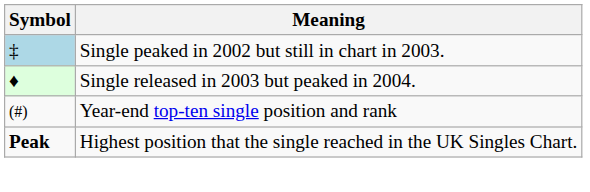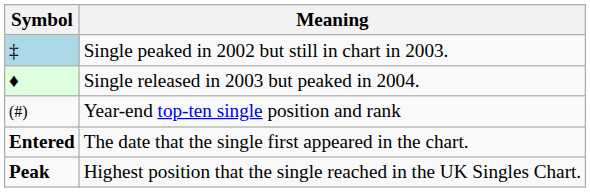+ row: (276, 141)
